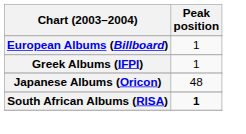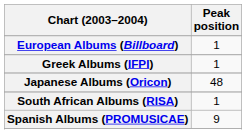(196, 100) bold -> (216, 100) normal
+ row: (98, 119)
